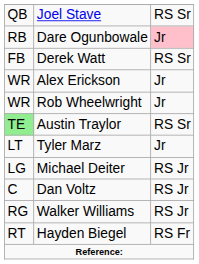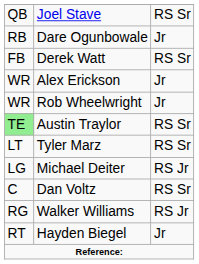(160, 37) pink background -> (160, 37) no background
(160, 146) Jr -> (172, 146) RS Sr
(171, 189) RS Jr -> (172, 189) RS Sr
(172, 233) RS Fr -> (160, 233) Jr
